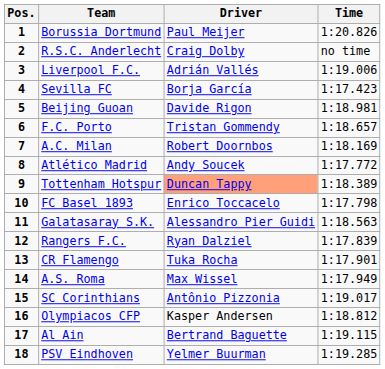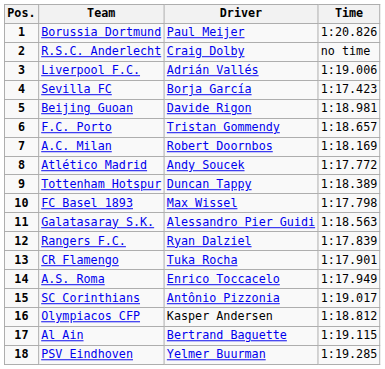(209, 185) lightsalmon background -> (209, 185) no background
(223, 204) Enrico Toccacelo -> (202, 204) Max Wissel
(202, 279) Max Wissel -> (223, 279) Enrico Toccacelo
